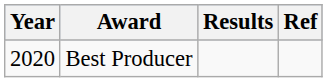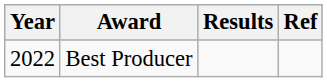(32, 58) 2020 -> (32, 58) 2022
